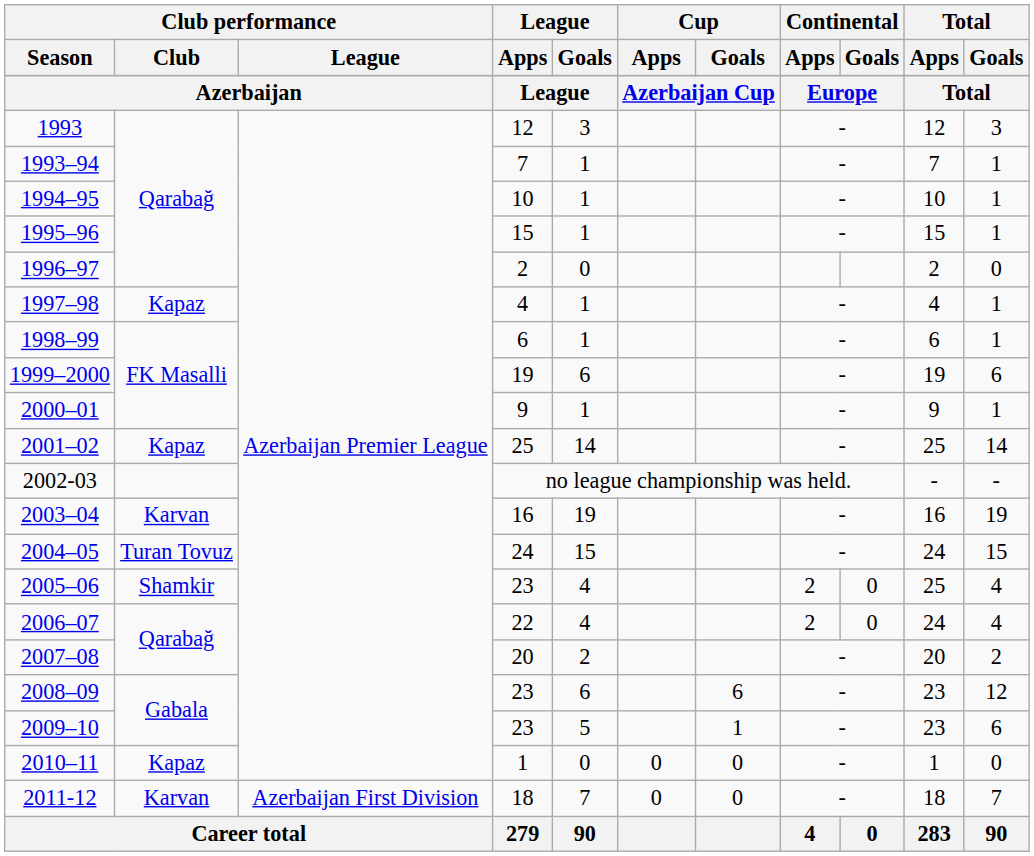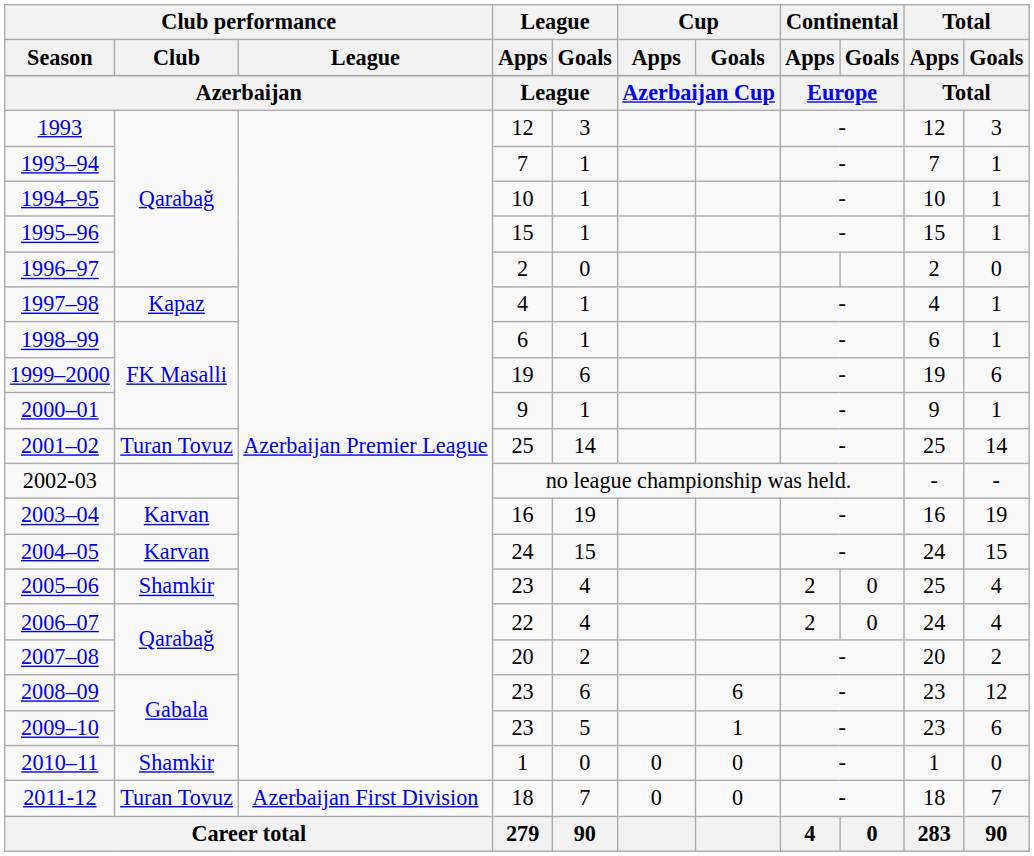(177, 445) Kapaz -> (177, 445) Turan Tovuz
(177, 551) Turan Tovuz -> (177, 551) Karvan
(177, 762) Kapaz -> (177, 762) Shamkir
(177, 798) Karvan -> (177, 798) Turan Tovuz
